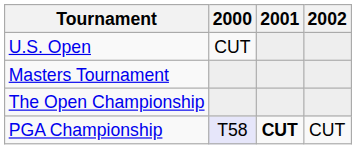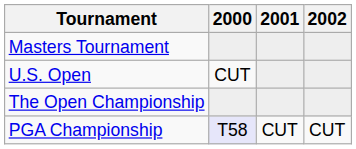rows swapped: (89, 75) <-> (50, 47)
(280, 130) bold -> (280, 130) normal
